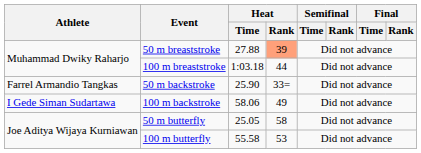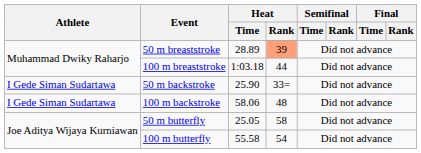(247, 48) 27.88 -> (247, 48) 28.89
(62, 84) Farrel Armandio Tangkas -> (61, 84) I Gede Siman Sudartawa
(282, 102) 49 -> (282, 102) 48
(282, 138) 53 -> (282, 138) 54
